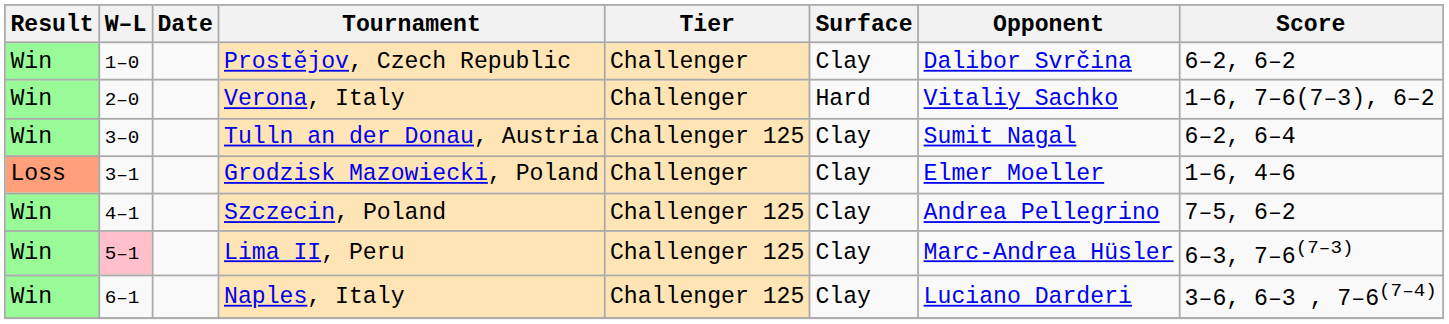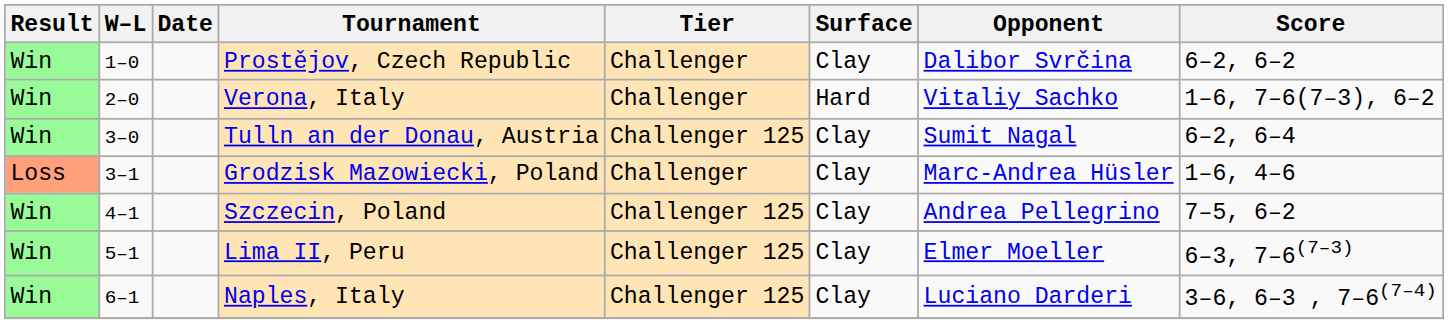(1014, 175) Elmer Moeller -> (1049, 175) Marc-Andrea Hüsler
(122, 254) pink background -> (122, 254) no background
(1049, 253) Marc-Andrea Hüsler -> (1014, 253) Elmer Moeller
